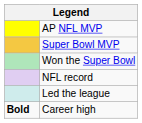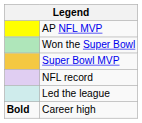rows swapped: (81, 45) <-> (89, 61)
